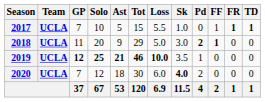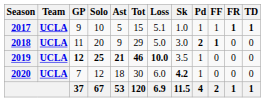(79, 27) 7 -> (79, 27) 9
(160, 27) 5.5 -> (160, 27) 5.1
(200, 27) 0 -> (200, 27) 1
(182, 74) 4.0 -> (182, 74) 4.2
(200, 74) 2 -> (200, 74) 1
